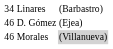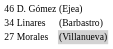rows swapped: (36, 23) <-> (31, 9)
(9, 37) 46 -> (9, 37) 27
